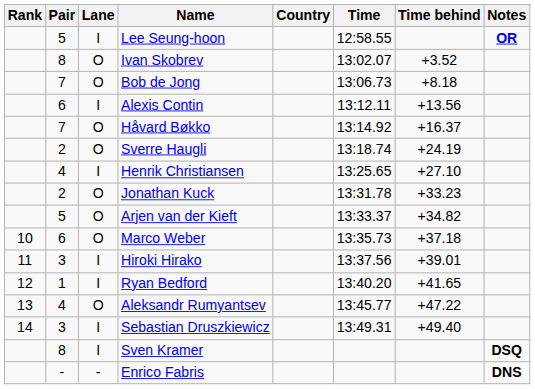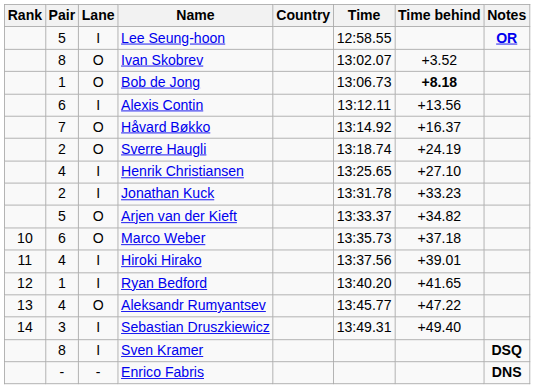(62, 82) 7 -> (62, 82) 1
(439, 82) normal -> (439, 82) bold
(98, 194) O -> (98, 194) I
(62, 261) 3 -> (62, 261) 4
